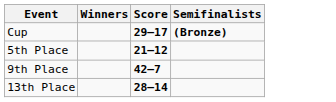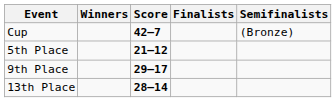+ column: (204, 14)
(151, 32) 29–17 -> (147, 32) 42–7
(200, 32) bold -> (267, 32) normal
(147, 69) 42–7 -> (151, 69) 29–17
